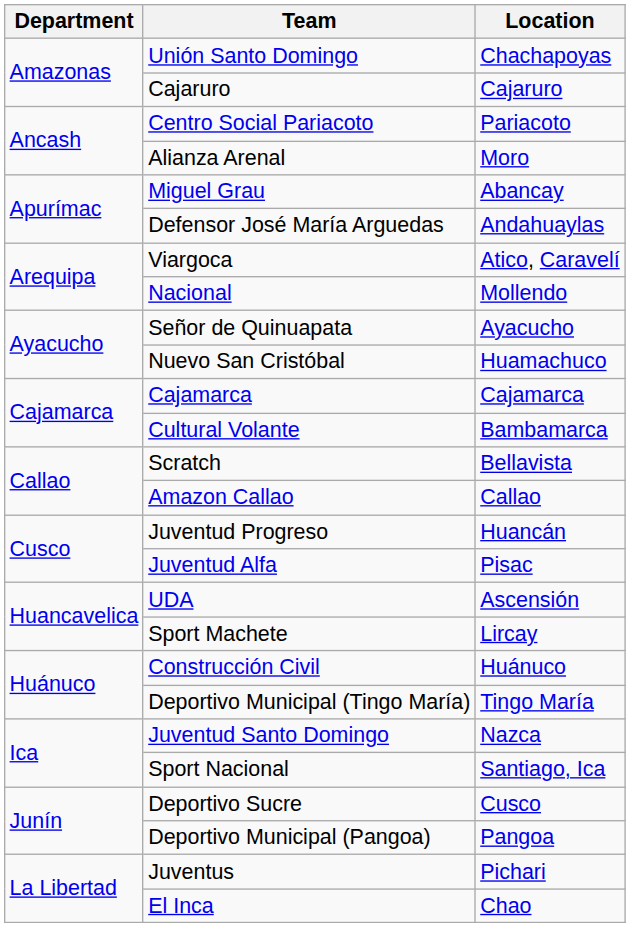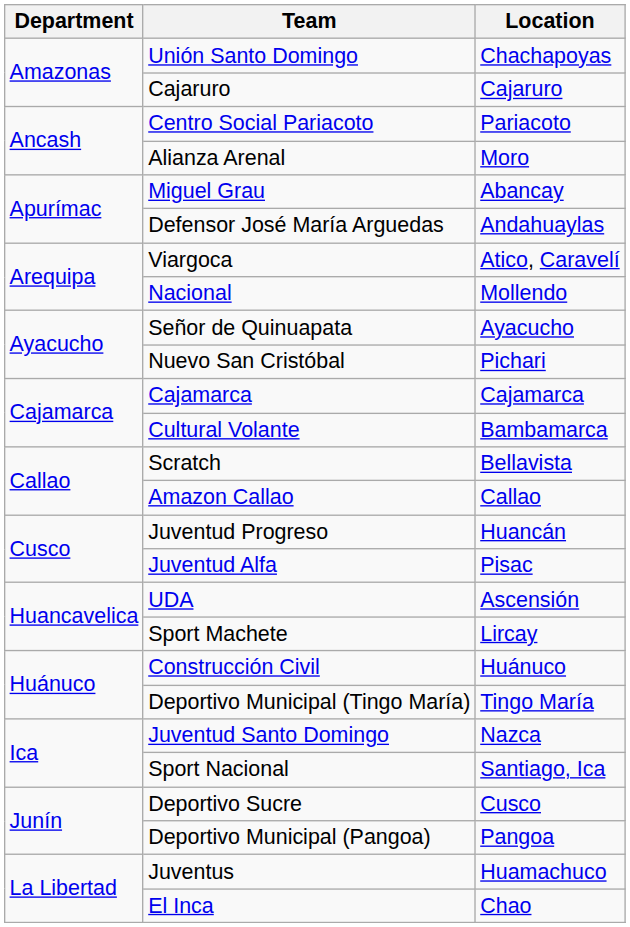(543, 361) Huamachuco -> (513, 361) Pichari
(513, 871) Pichari -> (543, 871) Huamachuco
